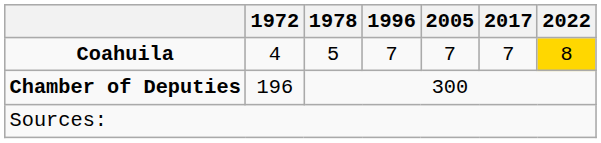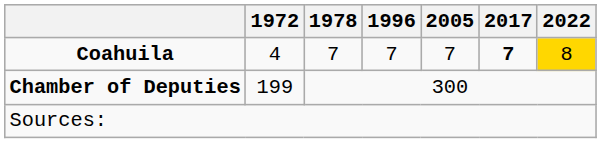(333, 54) 5 -> (333, 54) 7
(508, 54) normal -> (508, 54) bold
(275, 87) 196 -> (275, 87) 199
